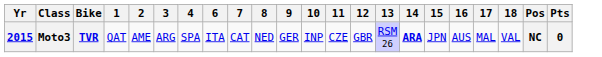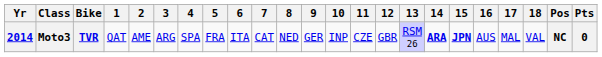+ column: (215, 13)
(20, 37) 2015 -> (20, 37) 2014
(437, 37) normal -> (461, 37) bold
